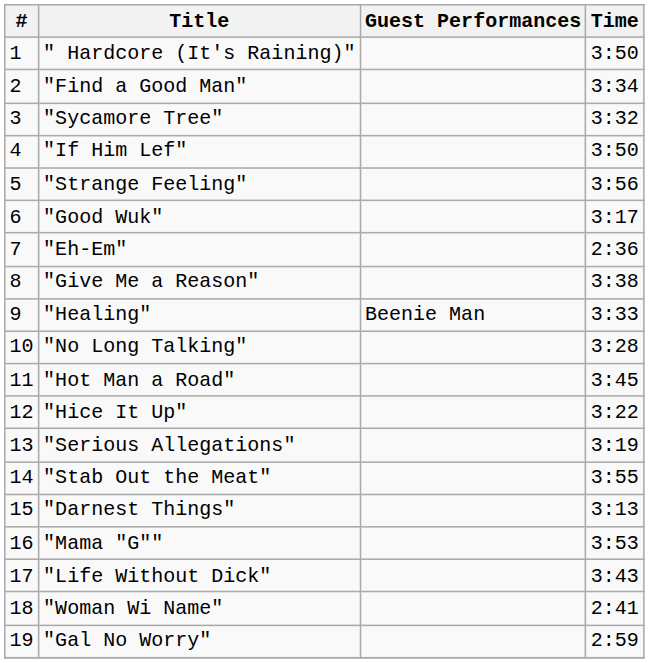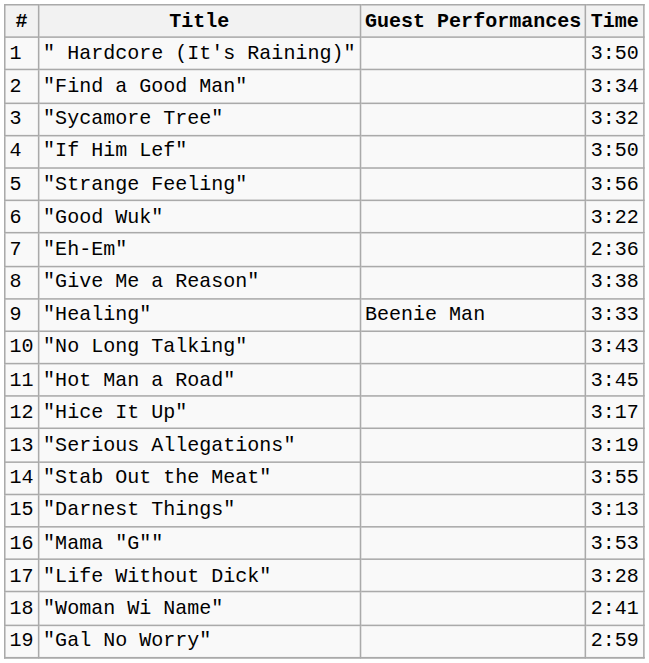(615, 217) 3:17 -> (615, 217) 3:22
(615, 347) 3:28 -> (615, 347) 3:43
(615, 413) 3:22 -> (615, 413) 3:17
(615, 576) 3:43 -> (615, 576) 3:28
